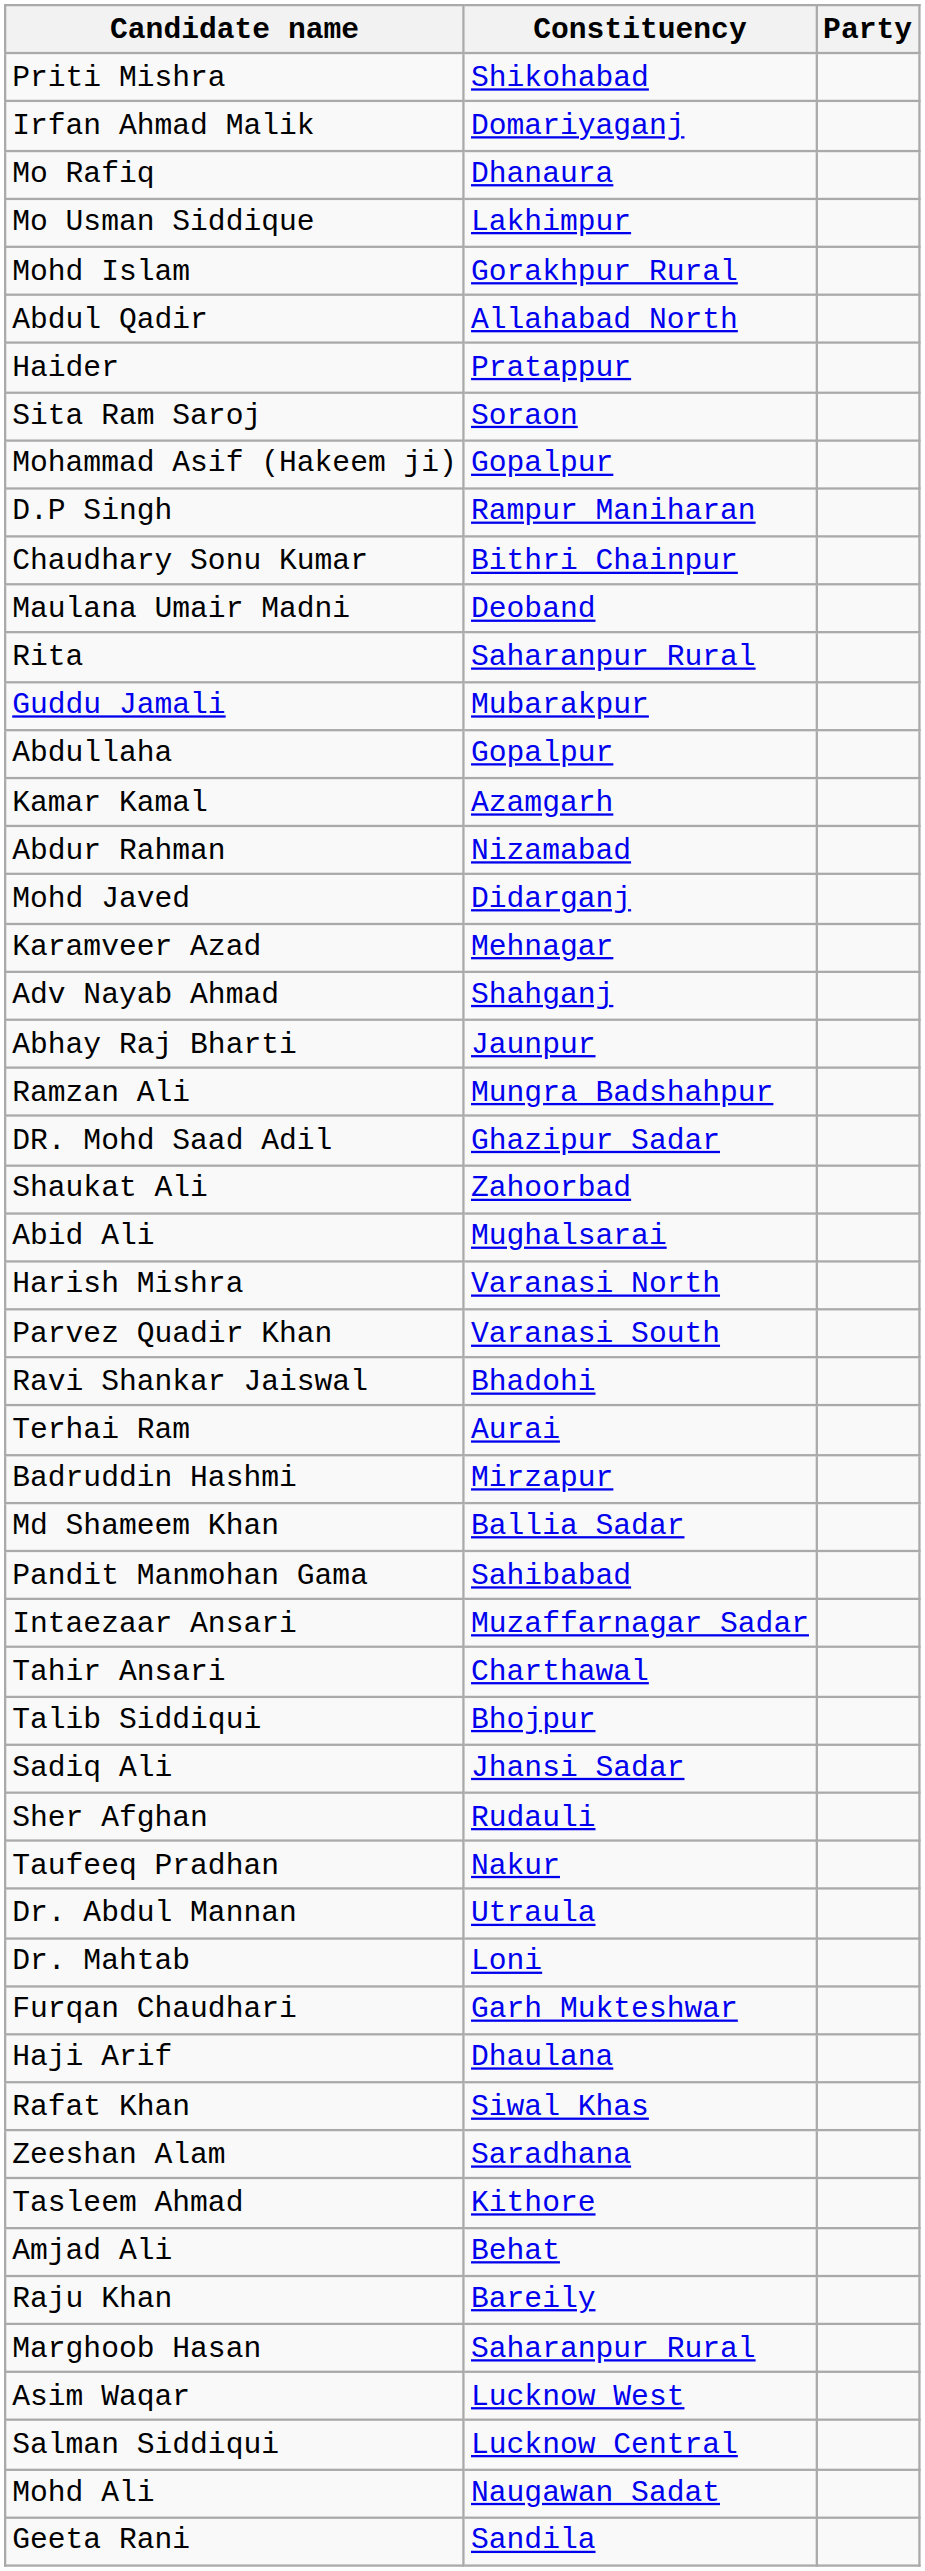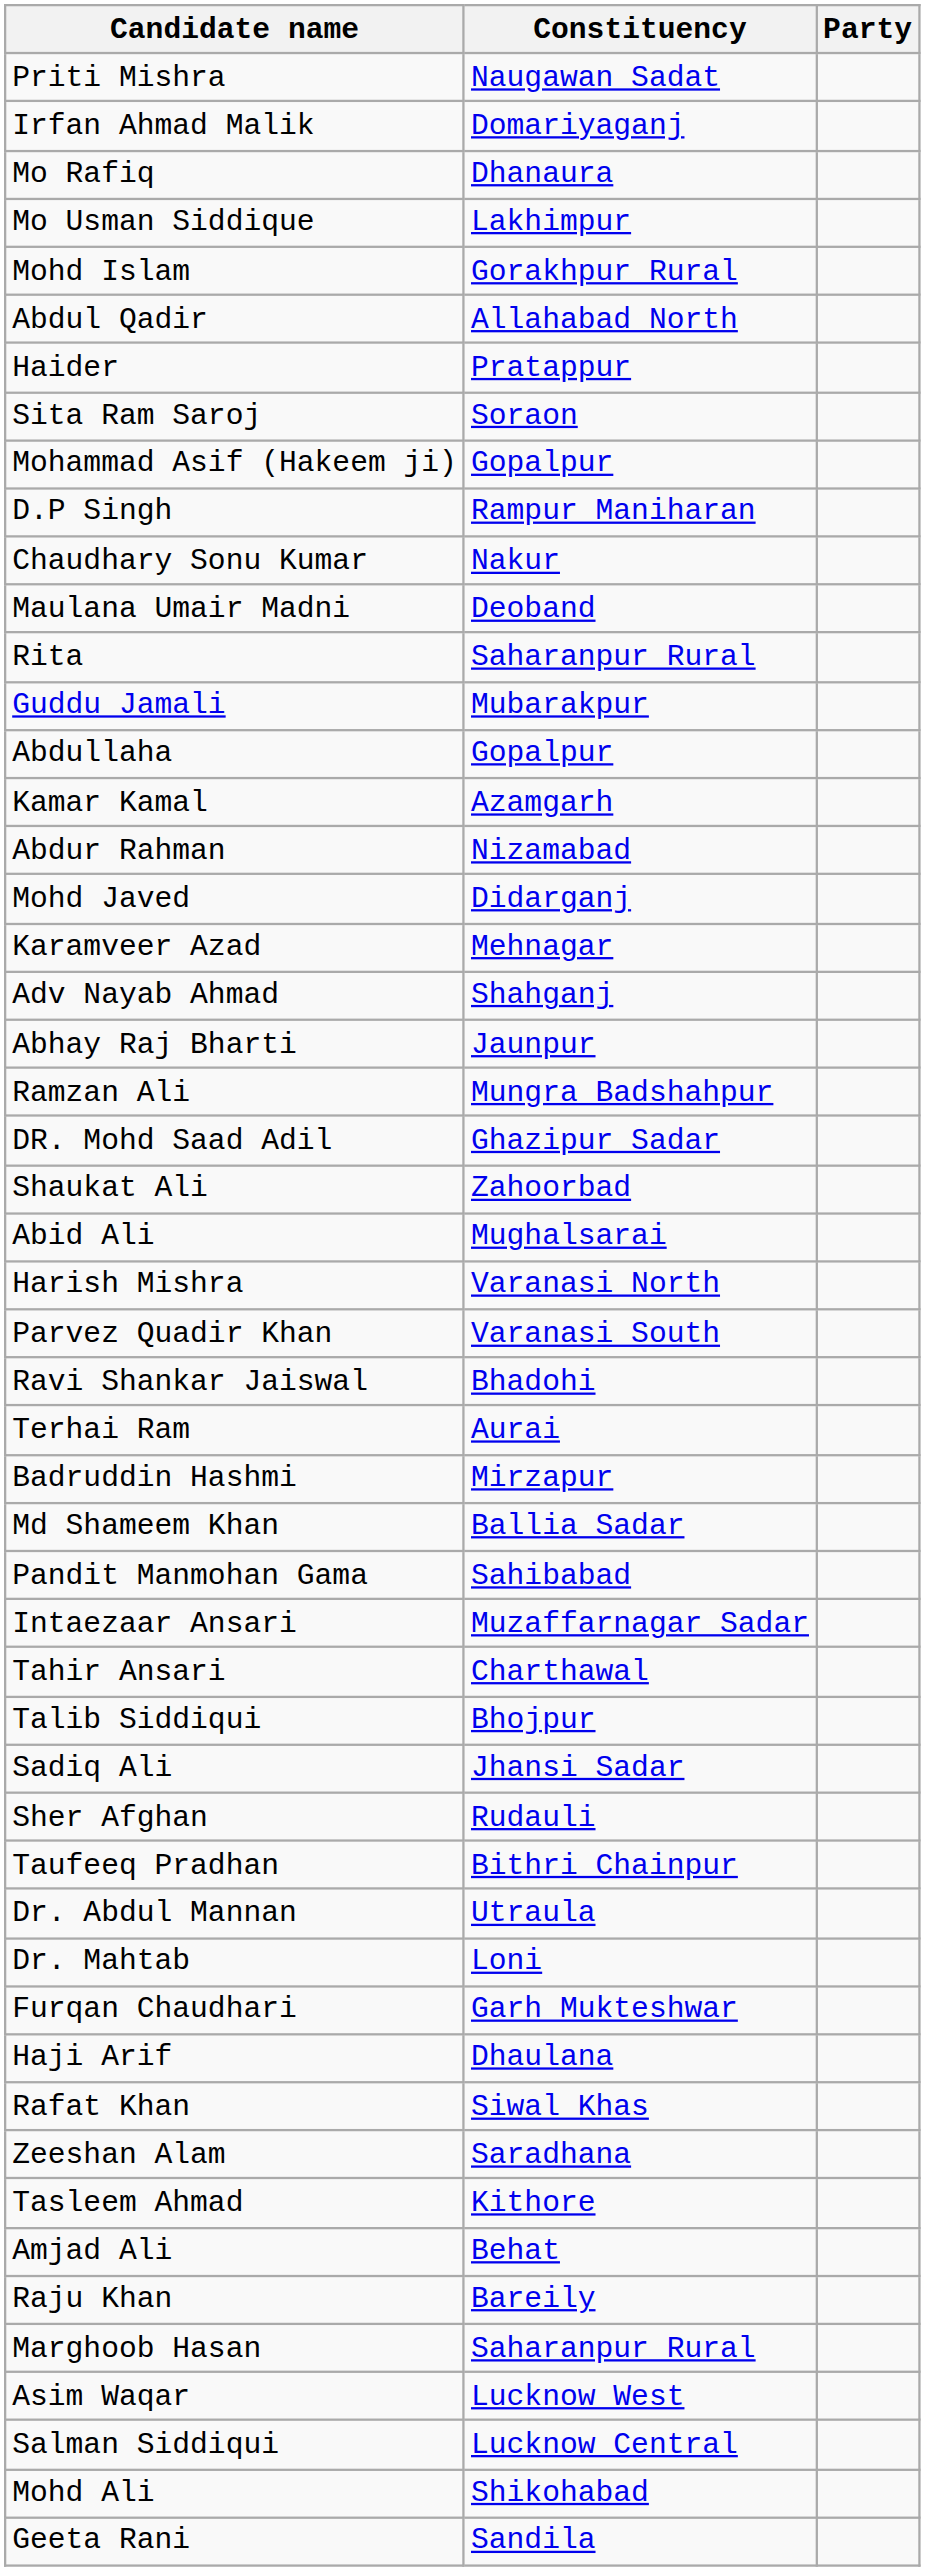(560, 78) Shikohabad -> (596, 78) Naugawan Sadat
(604, 561) Bithri Chainpur -> (515, 561) Nakur
(515, 1865) Nakur -> (604, 1865) Bithri Chainpur
(596, 2493) Naugawan Sadat -> (560, 2493) Shikohabad
